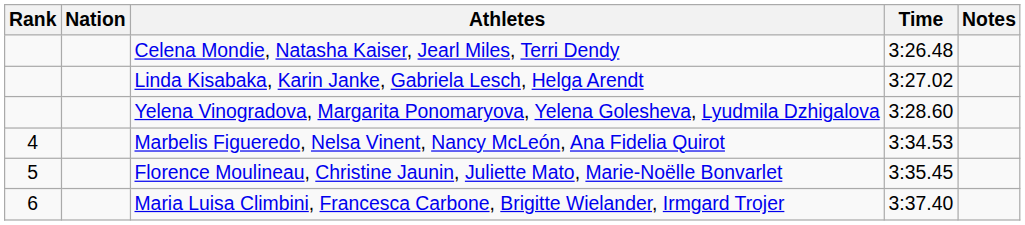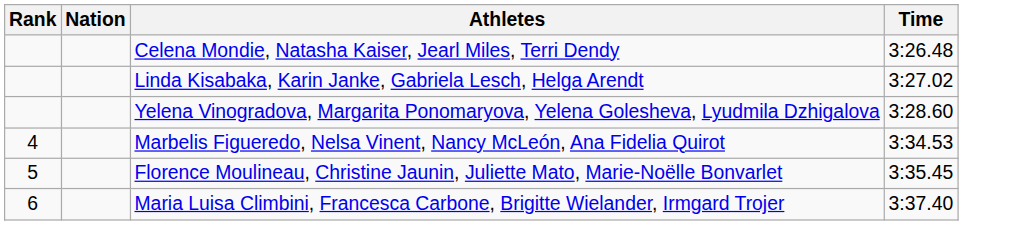- column: (989, 19)
